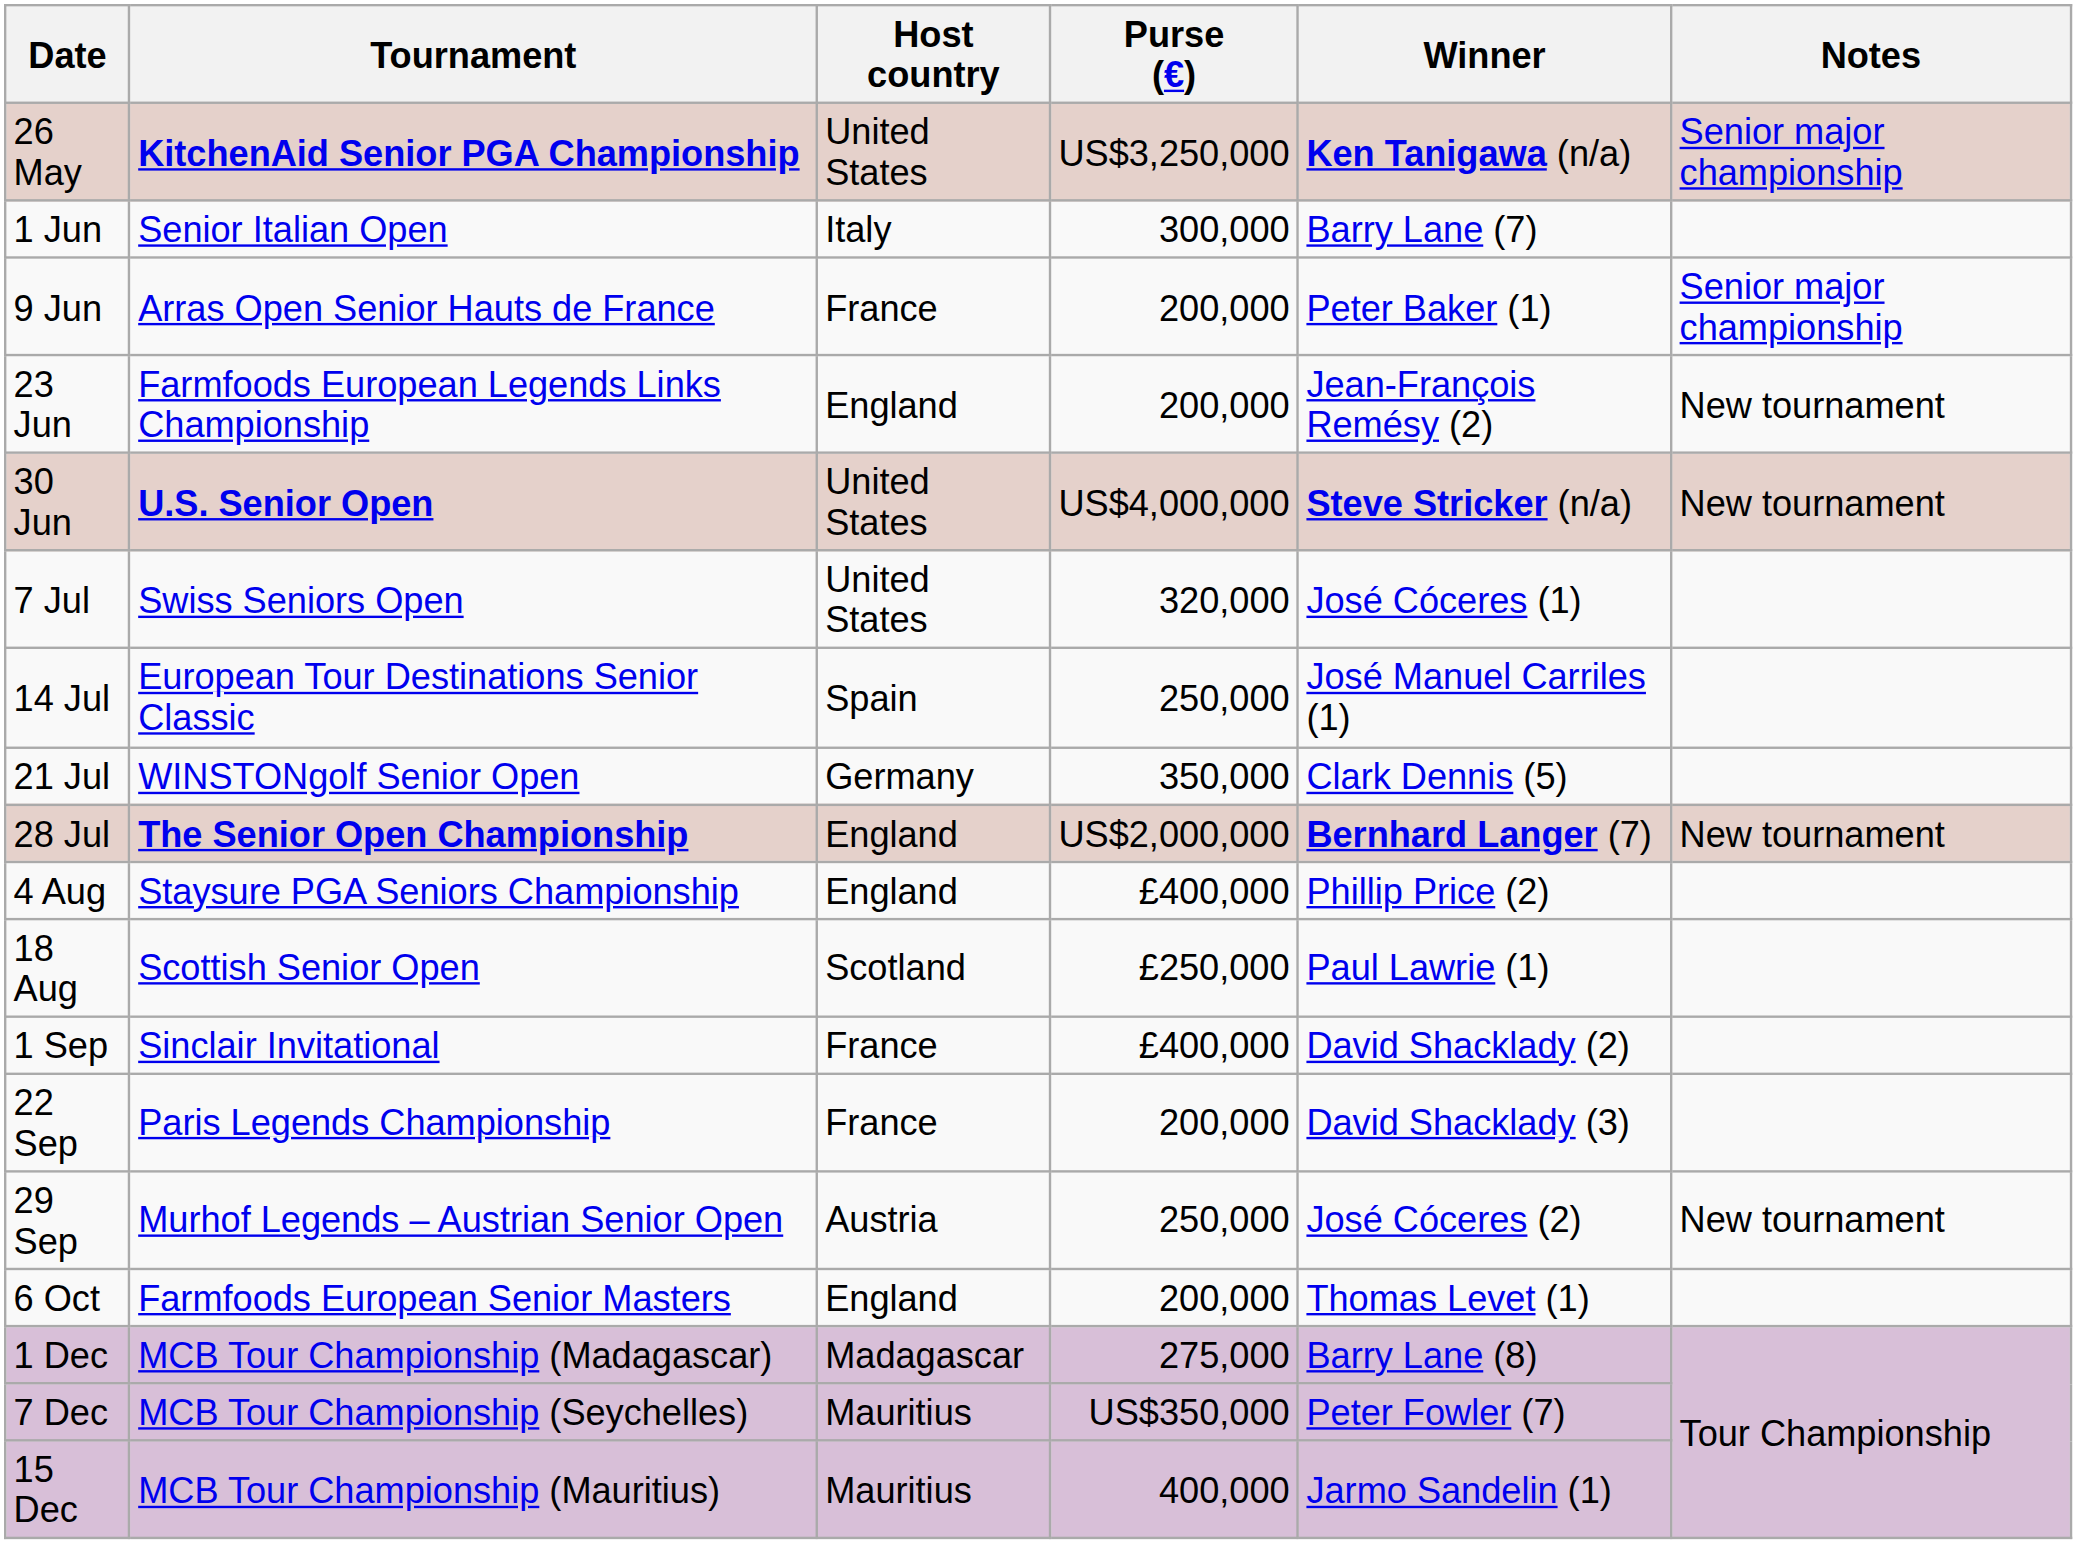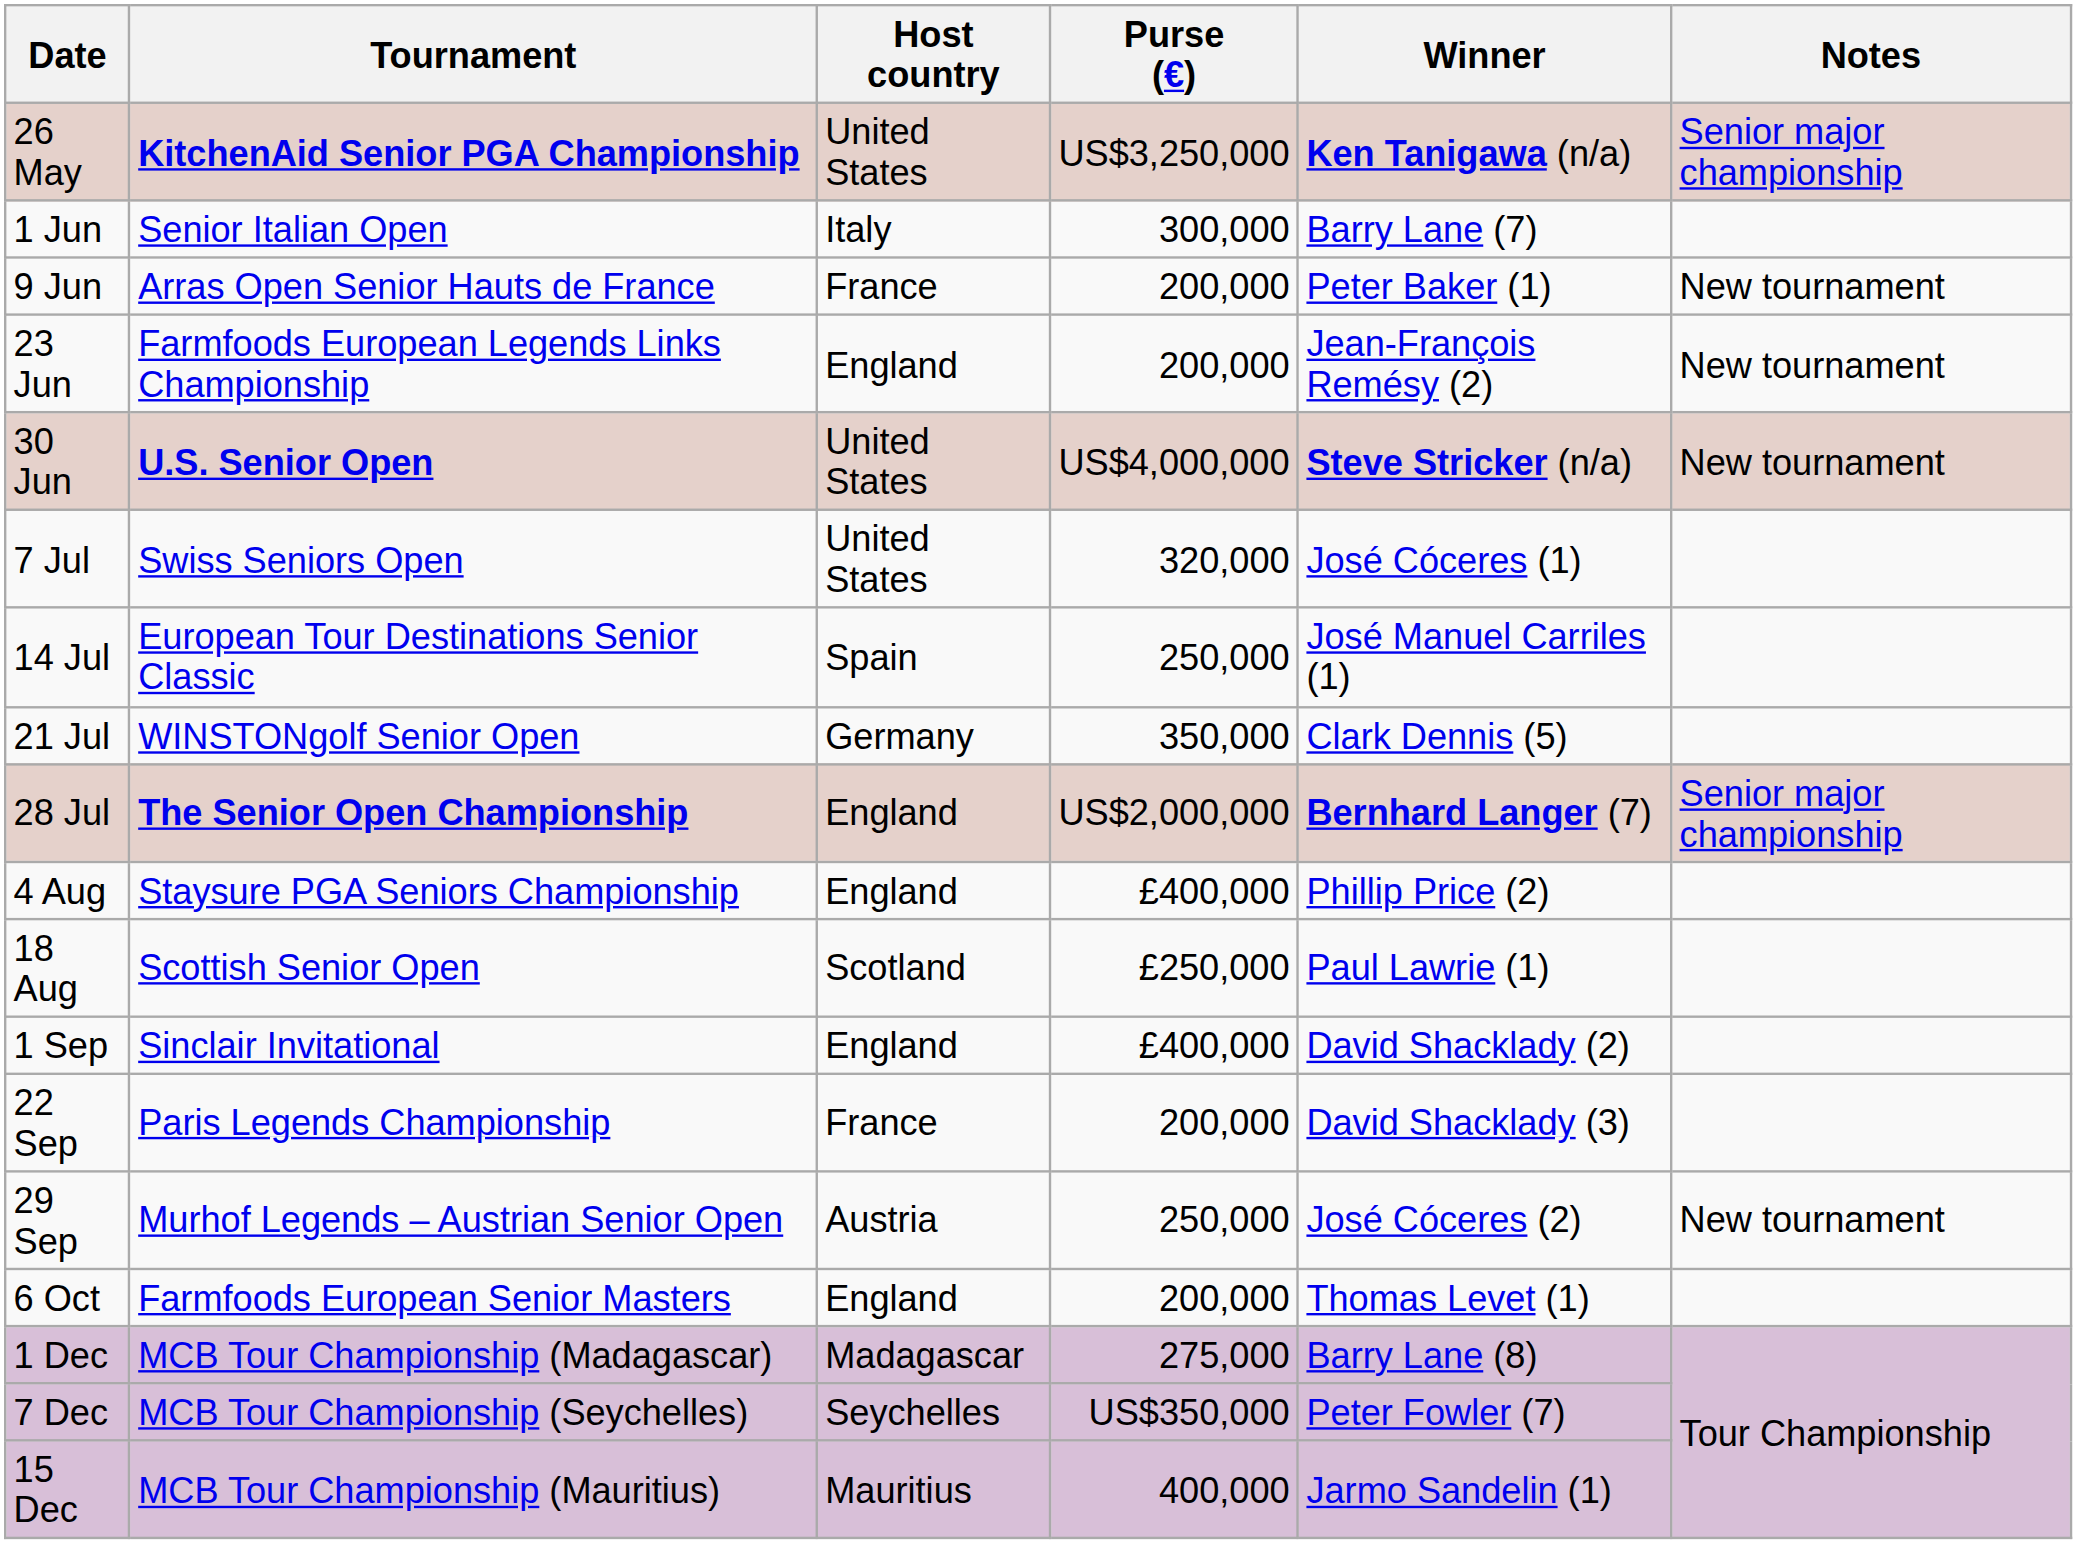(1791, 307) Senior major championship -> (1812, 287) New tournament
(1812, 833) New tournament -> (1791, 812) Senior major championship
(881, 1045) France -> (892, 1045) England
(899, 1412) Mauritius -> (913, 1412) Seychelles
